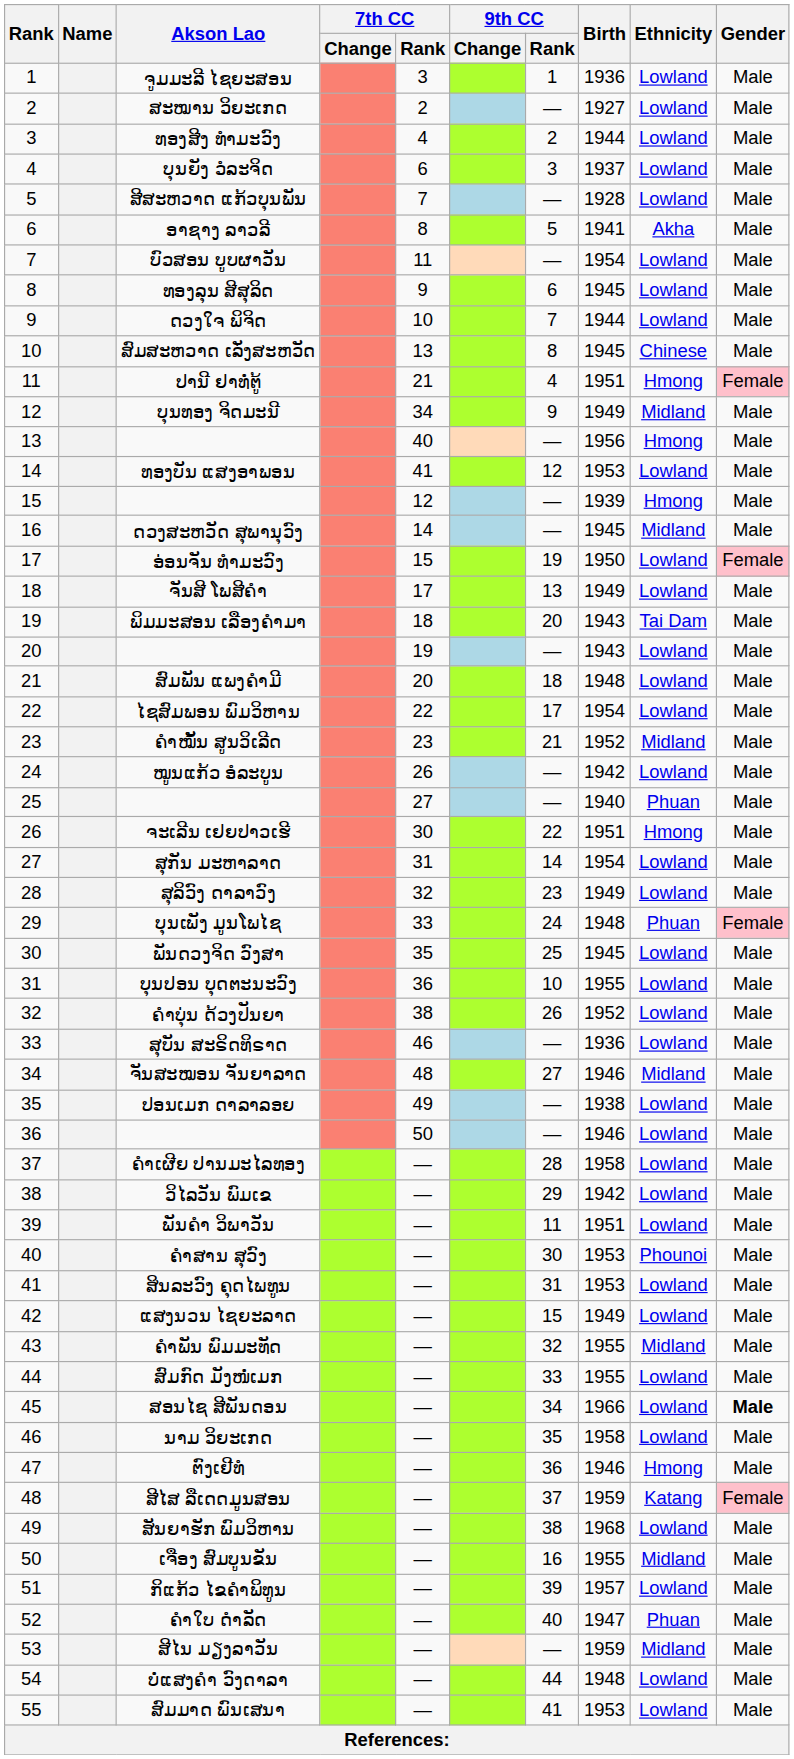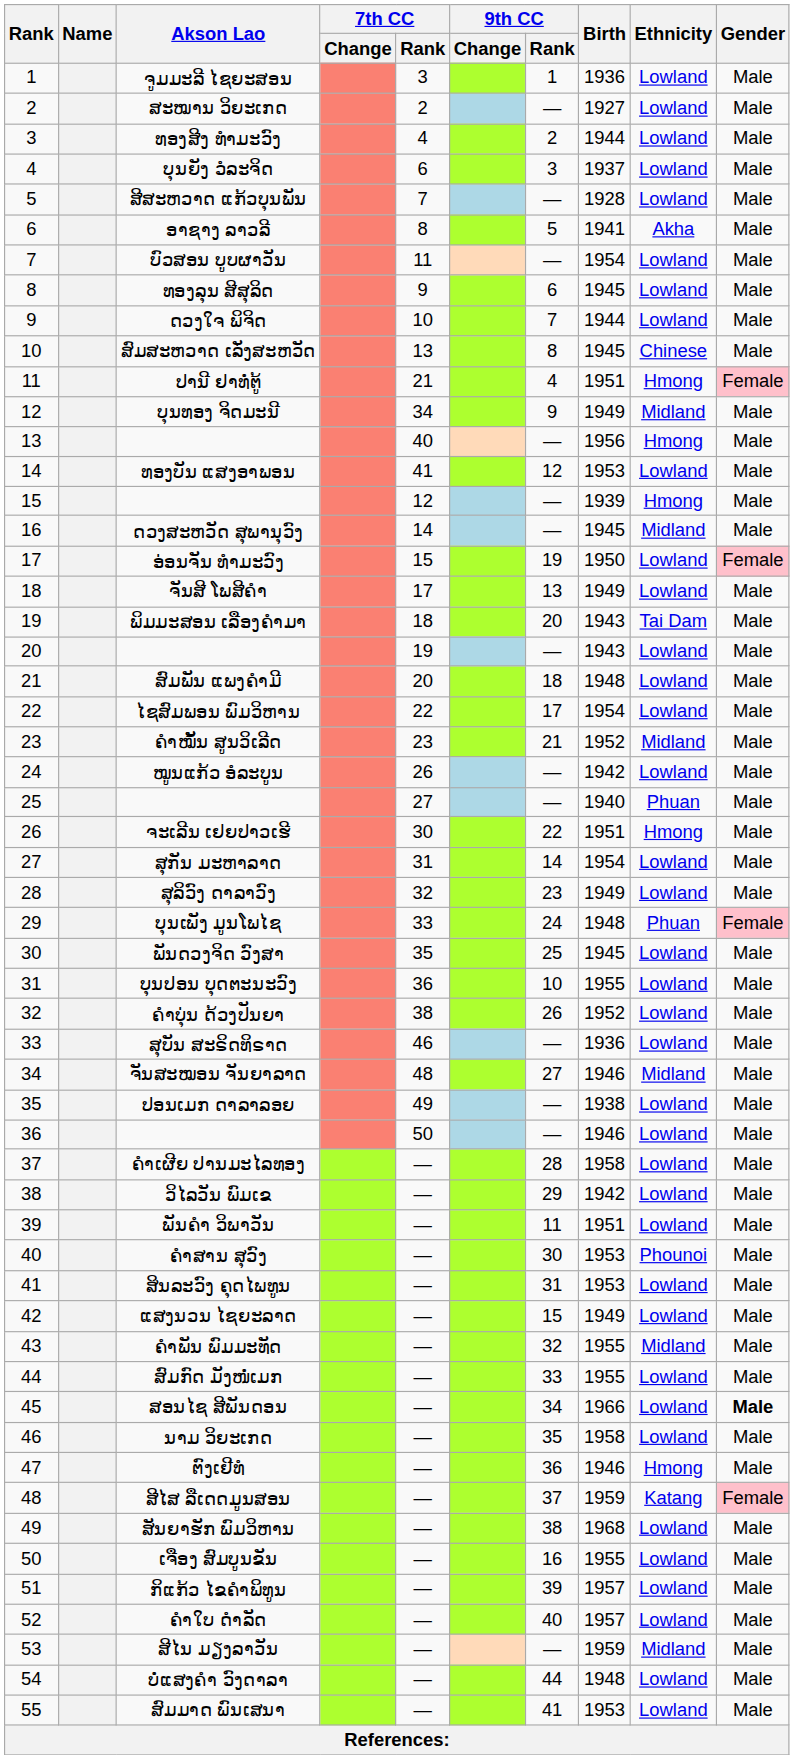(673, 1558) Midland -> (673, 1558) Lowland
(605, 1619) 1947 -> (605, 1619) 1957
(673, 1619) Phuan -> (673, 1619) Lowland
